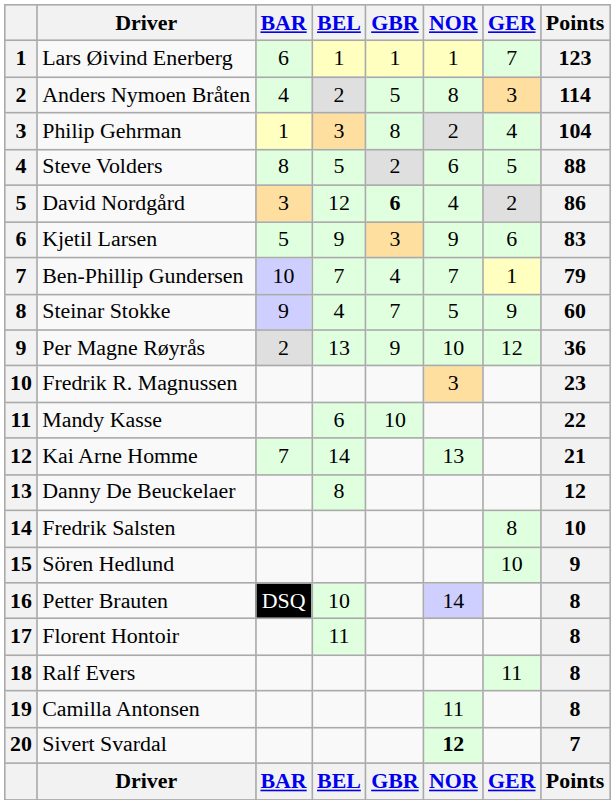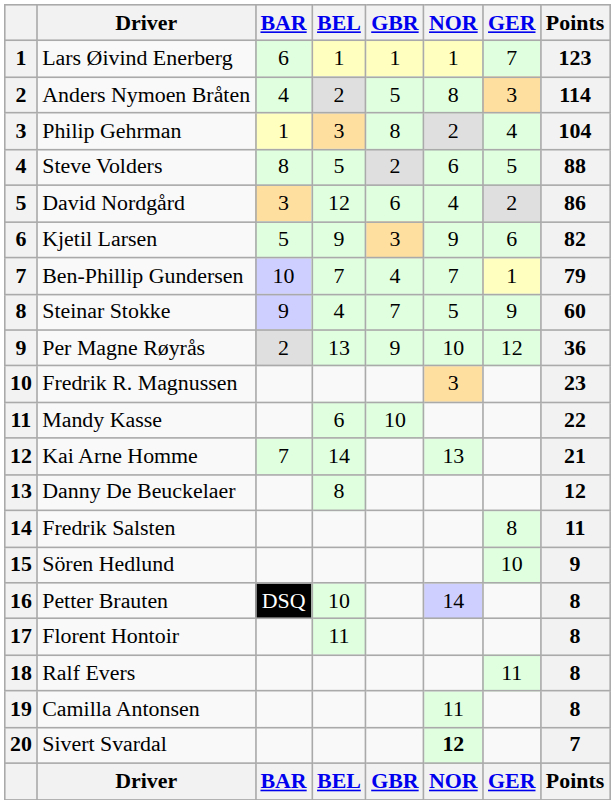(395, 202) bold -> (395, 202) normal
(575, 238) 83 -> (575, 238) 82
(575, 527) 10 -> (575, 527) 11
